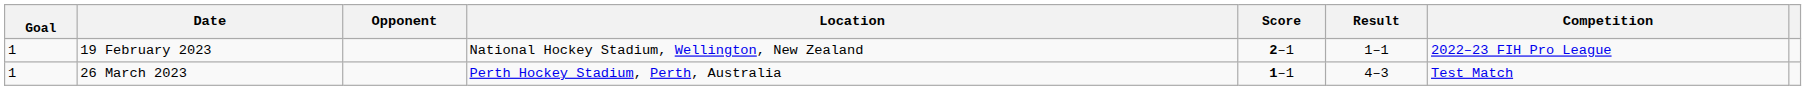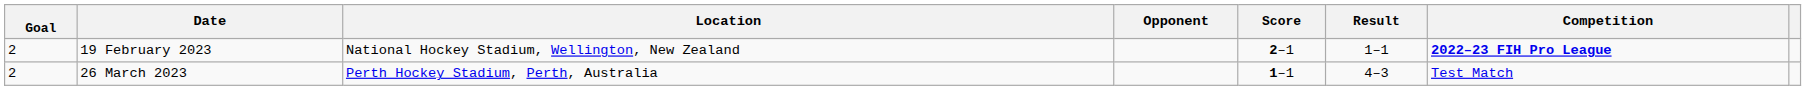columns swapped: (852, 21) <-> (404, 21)
(12, 50) 1 -> (12, 50) 2
(1521, 50) normal -> (1521, 50) bold
(12, 73) 1 -> (12, 73) 2
